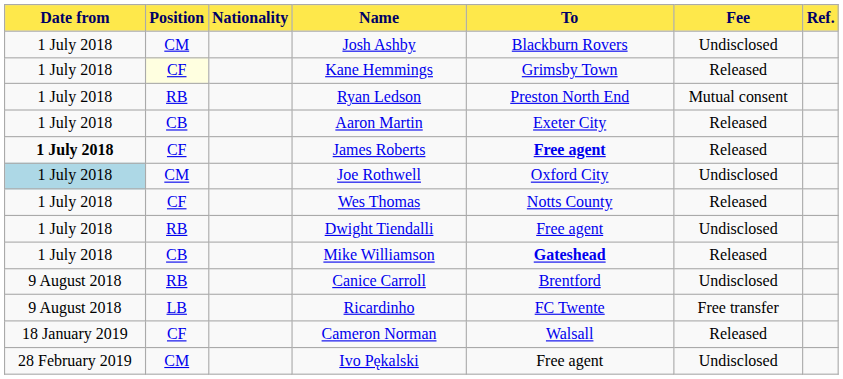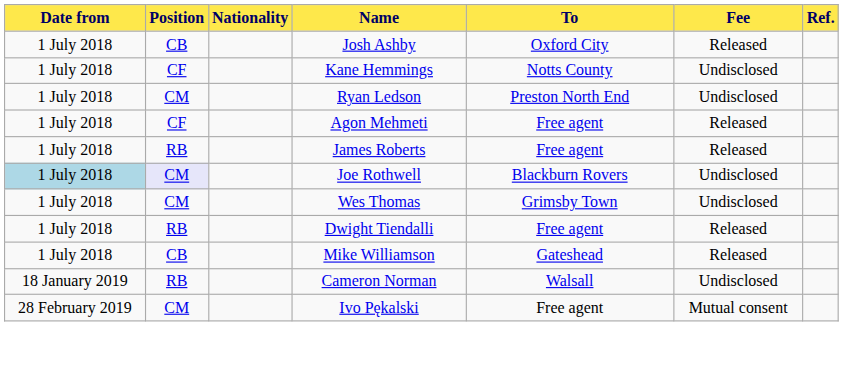(177, 44) CM -> (177, 44) CB
(570, 44) Blackburn Rovers -> (570, 44) Oxford City
(738, 44) Undisclosed -> (738, 44) Released
(177, 70) lightyellow background -> (177, 70) no background
(570, 70) Grimsby Town -> (570, 70) Notts County
(738, 70) Released -> (738, 70) Undisclosed
(177, 97) RB -> (177, 97) CM
(738, 97) Mutual consent -> (738, 97) Undisclosed
- row: (379, 123)
+ row: (379, 123)
(75, 149) bold -> (75, 149) normal
(177, 149) CF -> (177, 149) RB
(570, 149) bold -> (570, 149) normal
(177, 176) no background -> (177, 176) lavender background
(570, 176) Oxford City -> (570, 176) Blackburn Rovers
(177, 202) CF -> (177, 202) CM
(570, 202) Notts County -> (570, 202) Grimsby Town
(738, 202) Released -> (738, 202) Undisclosed
(738, 228) Undisclosed -> (738, 228) Released
(570, 255) bold -> (570, 255) normal
- row: (379, 281)
- row: (379, 308)
(177, 334) CF -> (177, 281) RB
(738, 334) Released -> (738, 281) Undisclosed
(738, 360) Undisclosed -> (738, 308) Mutual consent
